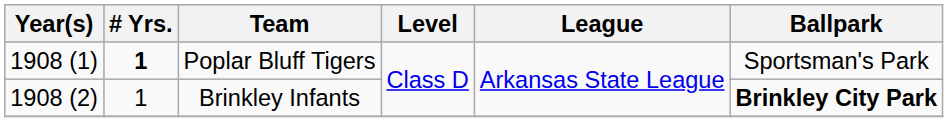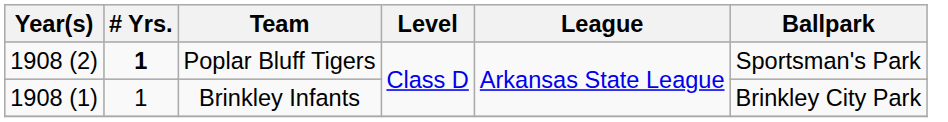(54, 61) 1908 (1) -> (54, 61) 1908 (2)
(54, 98) 1908 (2) -> (54, 98) 1908 (1)
(836, 98) bold -> (828, 98) normal
